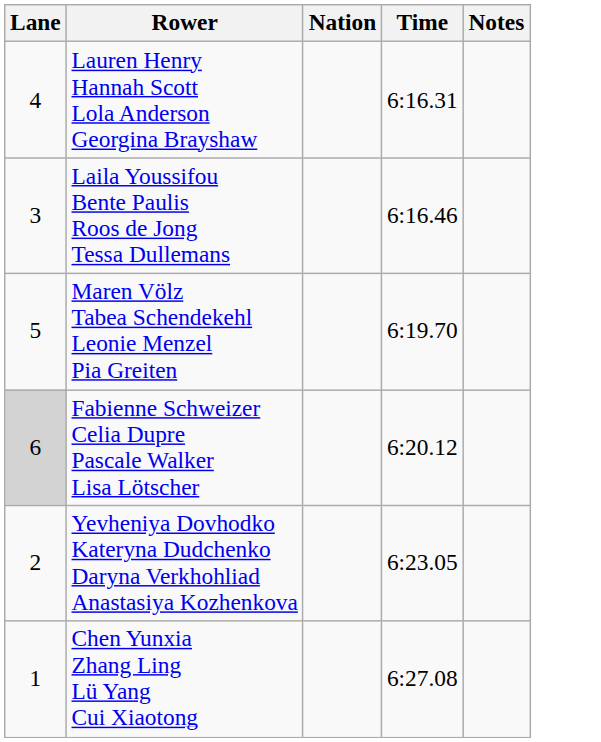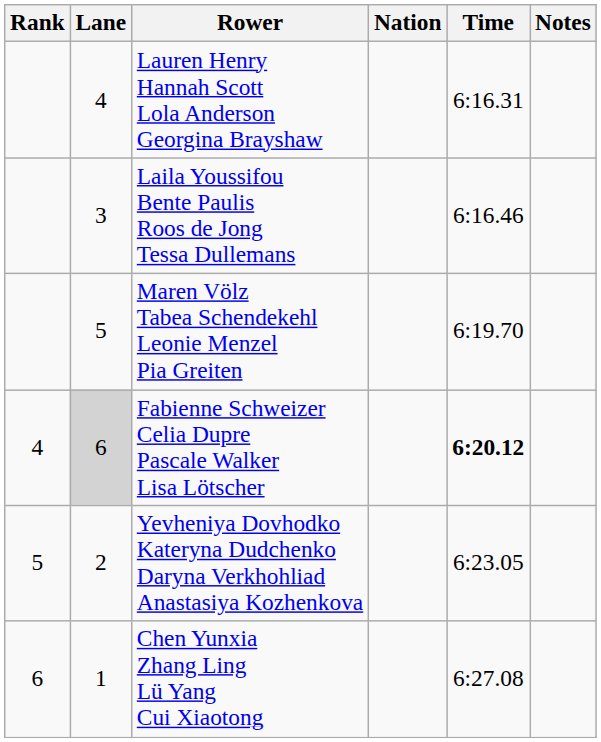+ column: (37, 23)
(422, 447) normal -> (488, 447) bold
